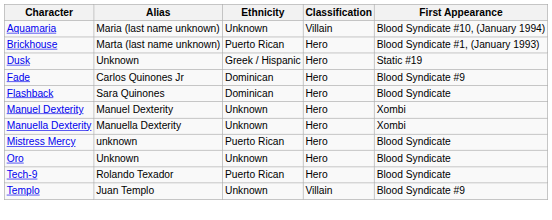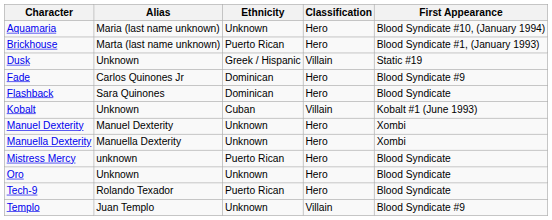(319, 28) Villain -> (316, 28) Hero
(316, 61) Hero -> (319, 61) Villain
+ row: (21, 110)
